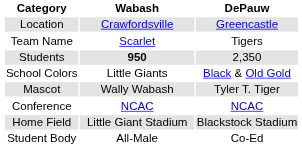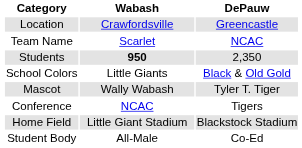(247, 41) Tigers -> (247, 41) NCAC
(247, 106) NCAC -> (247, 106) Tigers
